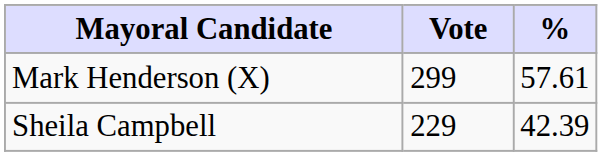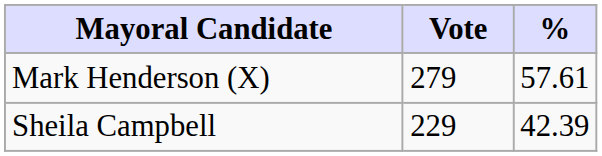(433, 77) 299 -> (433, 77) 279
